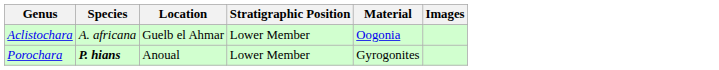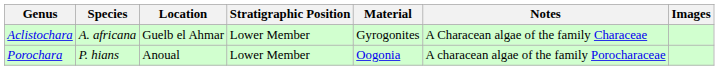+ column: (546, 14)
(378, 34) Oogonia -> (388, 34) Gyrogonites
(100, 55) bold -> (99, 55) normal
(388, 55) Gyrogonites -> (378, 55) Oogonia
